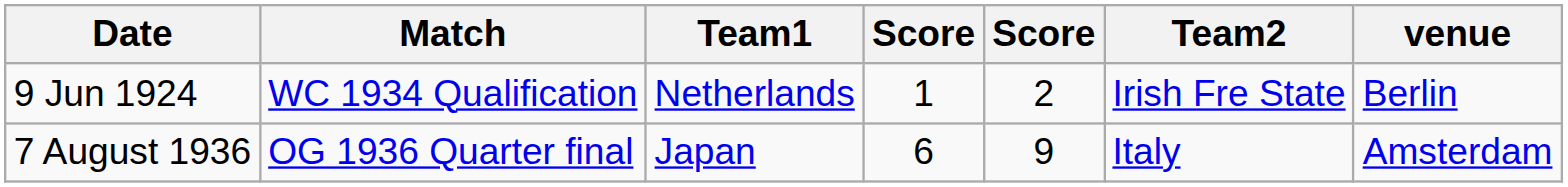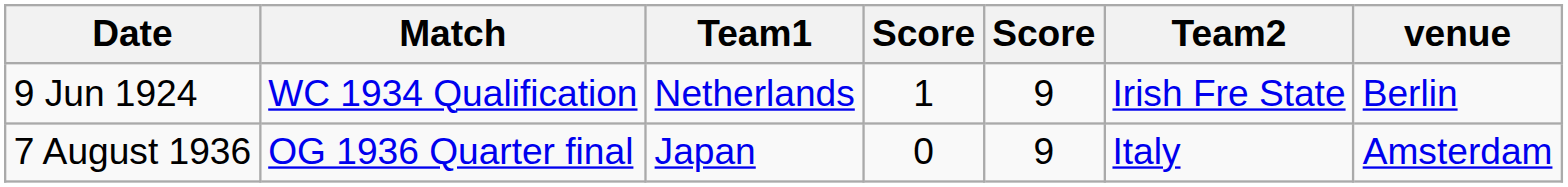(1044, 92) 2 -> (1044, 92) 9
(923, 151) 6 -> (923, 151) 0
